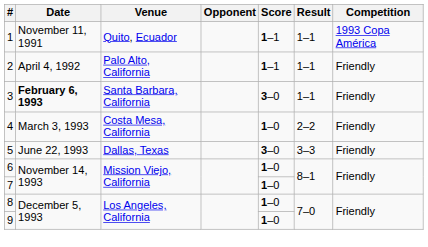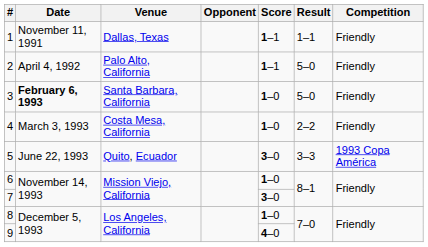(140, 36) Quito, Ecuador -> (136, 36) Dallas, Texas
(363, 36) 1993 Copa América -> (355, 36) Friendly
(306, 66) 1–1 -> (306, 66) 5–0
(270, 96) 3–0 -> (270, 96) 1–0
(306, 96) 1–1 -> (306, 96) 5–0
(136, 150) Dallas, Texas -> (140, 156) Quito, Ecuador
(355, 150) Friendly -> (363, 156) 1993 Copa América
(270, 185) 1–0 -> (270, 197) 3–0
(270, 220) 1–0 -> (270, 232) 4–0
